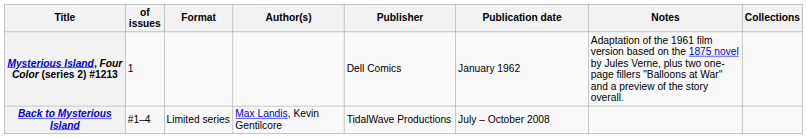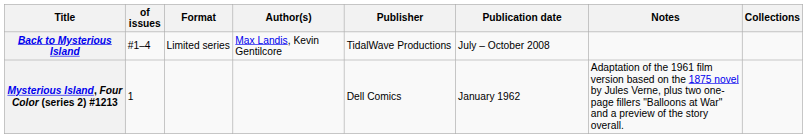rows swapped: (65, 69) <-> (65, 119)
